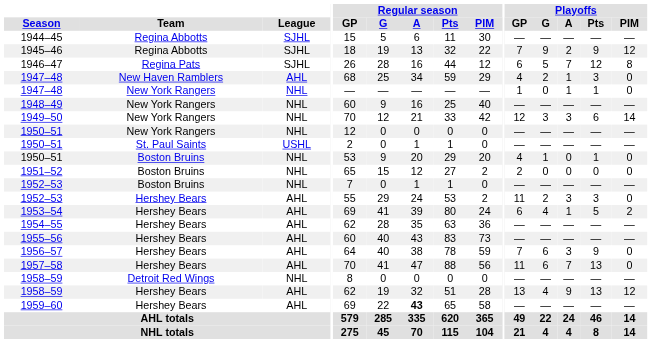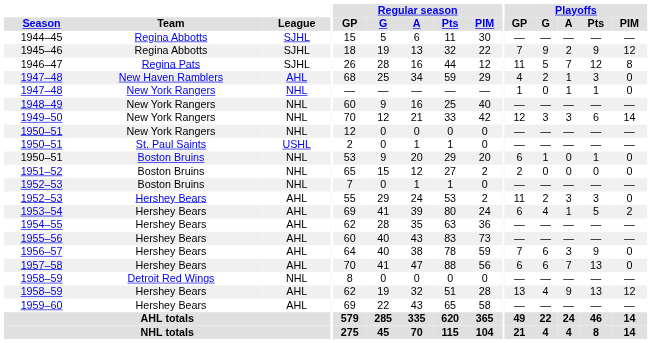(519, 64) 6 -> (519, 64) 11
(519, 158) 4 -> (519, 158) 6
(519, 265) 11 -> (519, 265) 6
(417, 305) bold -> (417, 305) normal
